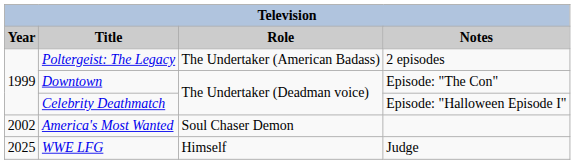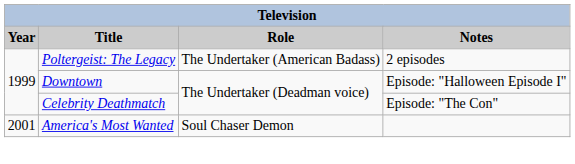(442, 81) Episode: "The Con" -> (476, 81) Episode: "Halloween Episode I"
(476, 103) Episode: "Halloween Episode I" -> (442, 103) Episode: "The Con"
(22, 125) 2002 -> (22, 125) 2001
- row: (73, 147)
